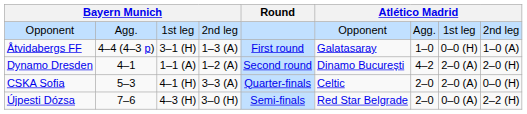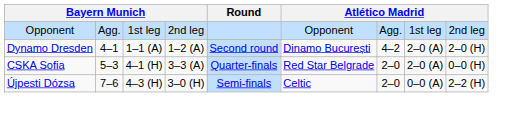- row: (44, 48)
(331, 83) Celtic -> (329, 65) Red Star Belgrade
(363, 100) Red Star Belgrade -> (297, 83) Celtic
